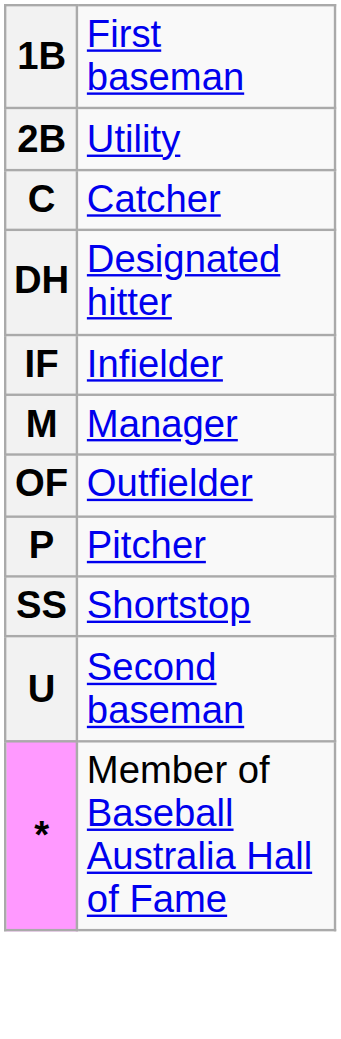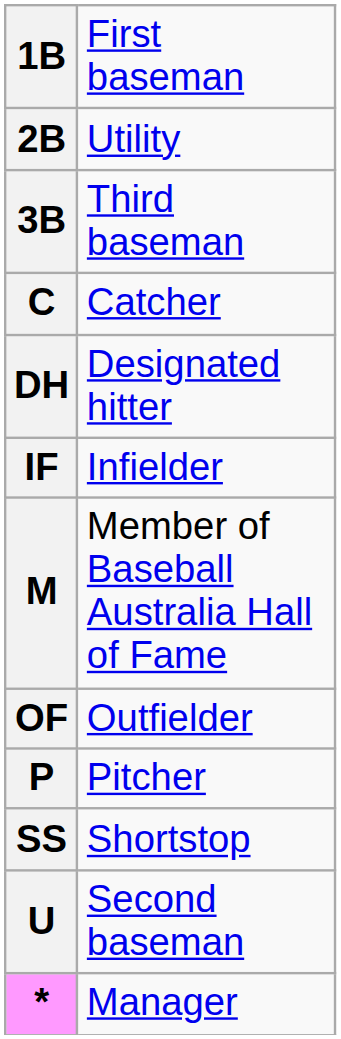+ row: (42, 220)
(162, 424) Manager -> (200, 592) Member of Baseball Australia Hall of Fame
(200, 834) Member of Baseball Australia Hall of Fame -> (162, 1003) Manager
